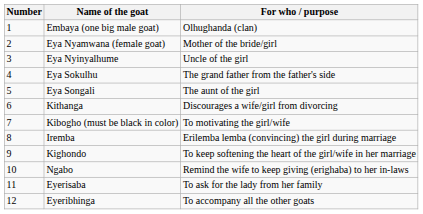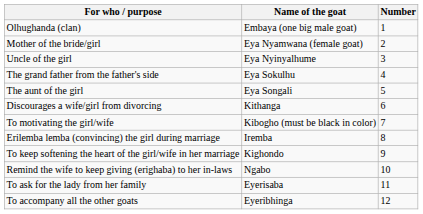columns swapped: (24, 12) <-> (299, 12)
